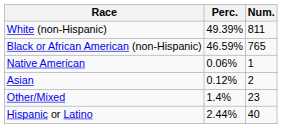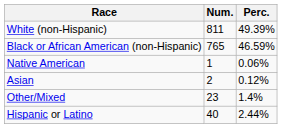columns swapped: (261, 13) <-> (225, 13)
